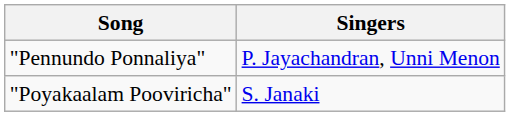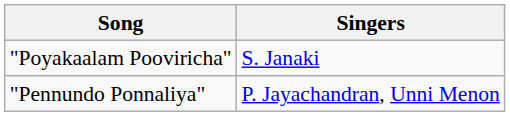rows swapped: (107, 58) <-> (121, 93)
